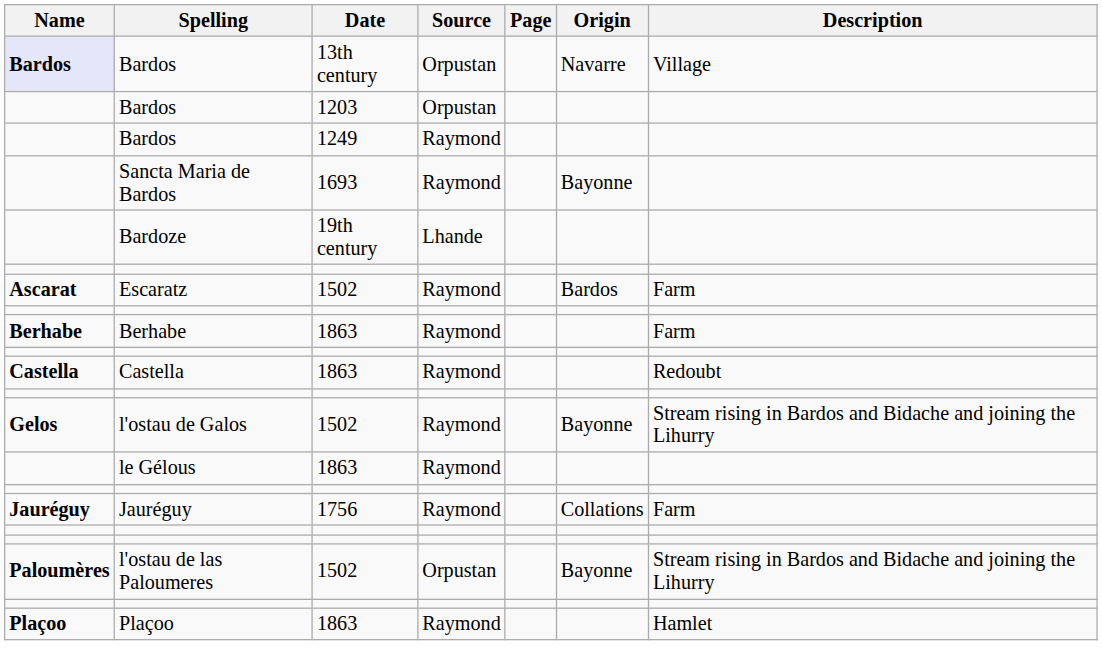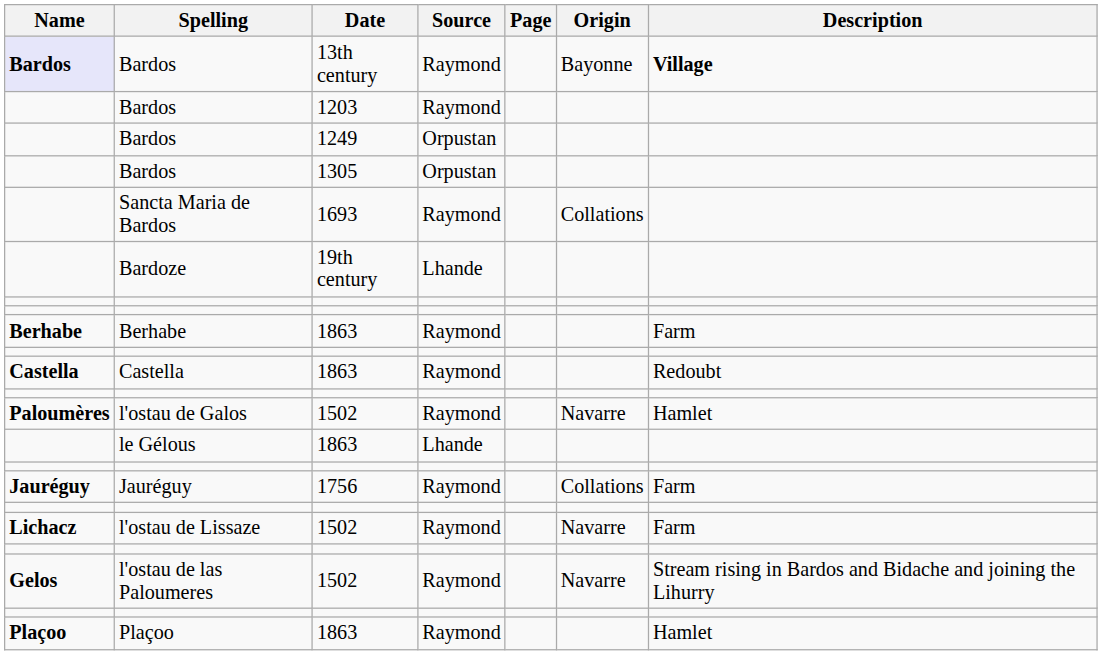(459, 63) Orpustan -> (462, 63) Raymond
(593, 63) Navarre -> (597, 63) Bayonne
(682, 63) normal -> (683, 63) bold
(459, 107) Orpustan -> (462, 107) Raymond
(462, 139) Raymond -> (459, 139) Orpustan
+ row: (148, 171)
(597, 182) Bayonne -> (602, 214) Collations
- row: (153, 289)
(33, 424) Gelos -> (59, 413) Paloumères
(597, 424) Bayonne -> (593, 413) Navarre
(864, 424) Stream rising in Bardos and Bidache and joining the Lihurry -> (683, 413) Hamlet
(462, 468) Raymond -> (453, 445) Lhande
+ row: (190, 527)
(59, 571) Paloumères -> (33, 580) Gelos
(459, 571) Orpustan -> (462, 580) Raymond
(597, 571) Bayonne -> (593, 580) Navarre
